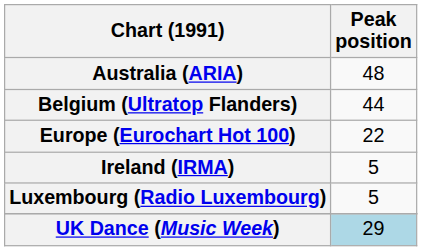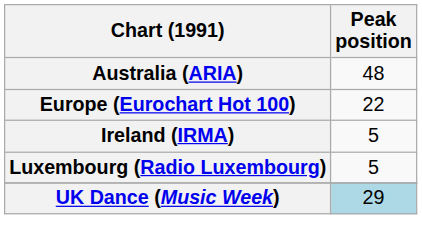- row: (168, 104)
